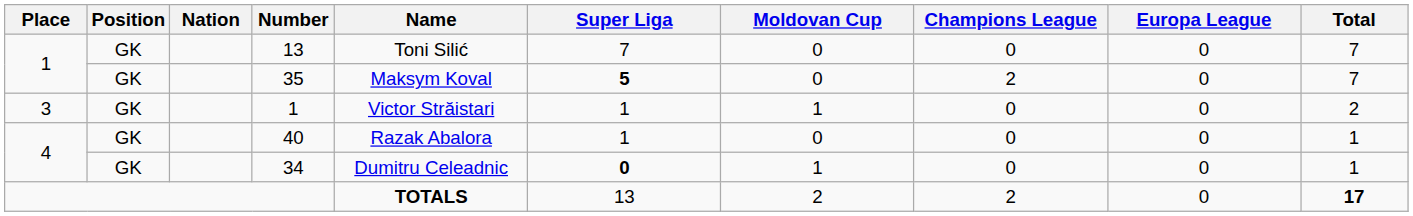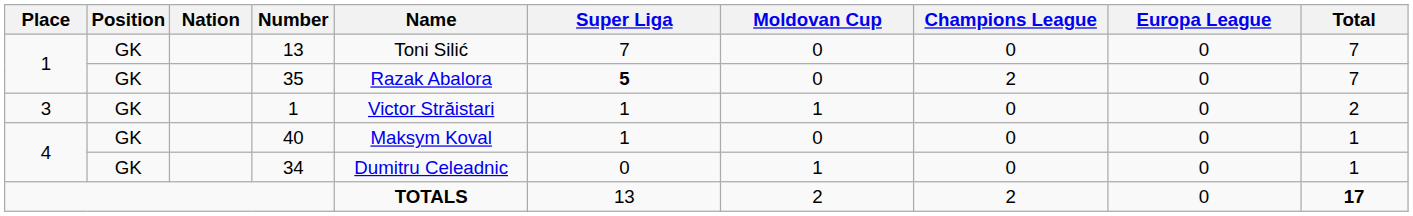(431, 79) Maksym Koval -> (431, 79) Razak Abalora
(431, 138) Razak Abalora -> (431, 138) Maksym Koval
(624, 168) bold -> (624, 168) normal
